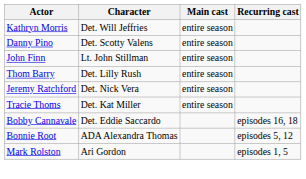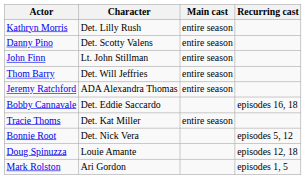(114, 27) Det. Will Jeffries -> (111, 27) Det. Lilly Rush
(111, 74) Det. Lilly Rush -> (114, 74) Det. Will Jeffries
(110, 89) Det. Nick Vera -> (129, 89) ADA Alexandra Thomas
rows swapped: (34, 105) <-> (41, 120)
(129, 136) ADA Alexandra Thomas -> (110, 136) Det. Nick Vera
+ row: (37, 151)
